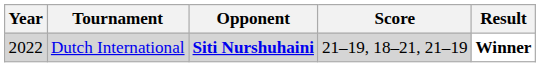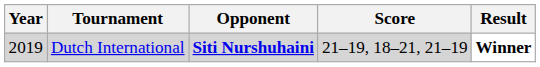(26, 47) 2022 -> (26, 47) 2019
